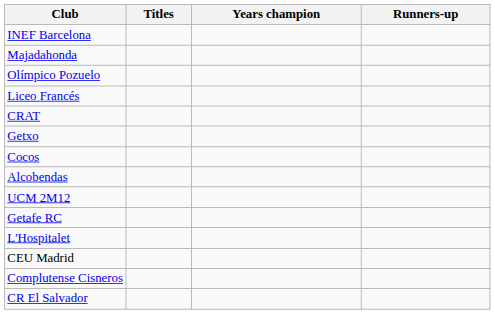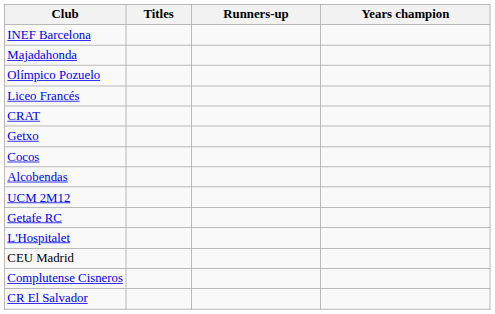columns swapped: (426, 14) <-> (276, 14)
